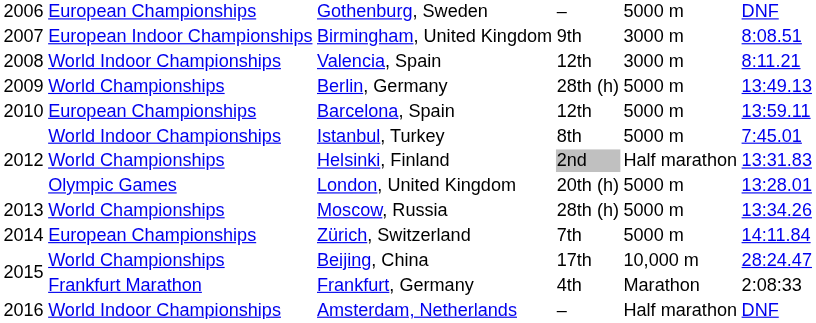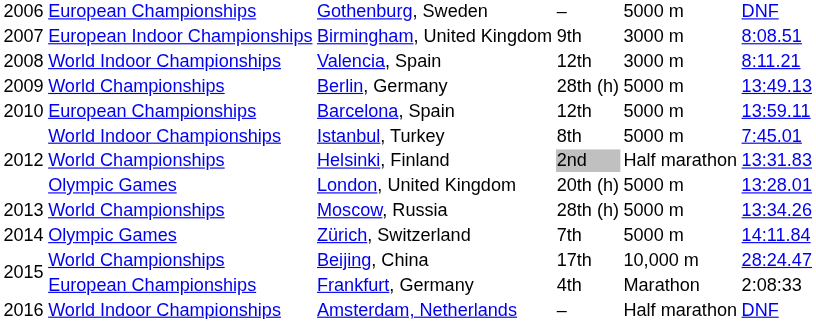(152, 235) European Championships -> (112, 235) Olympic Games
(125, 284) Frankfurt Marathon -> (152, 284) European Championships
